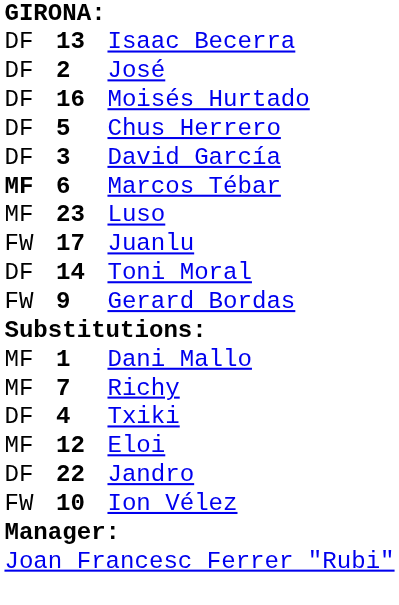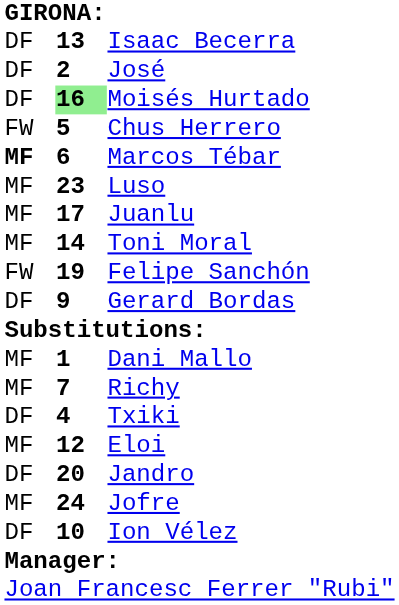(70, 100) no background -> (70, 100) lightgreen background
(19, 129) DF -> (19, 129) FW
- row: (194, 158)
(19, 244) FW -> (19, 215) MF
(19, 273) DF -> (19, 244) MF
+ row: (209, 273)
(19, 302) FW -> (19, 302) DF
(70, 475) 22 -> (70, 475) 20
+ row: (144, 504)
(19, 504) FW -> (19, 533) DF
